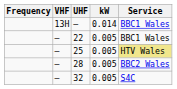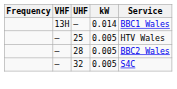- row: (78, 38)
(143, 51) khaki background -> (143, 38) no background
